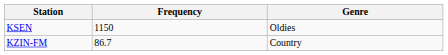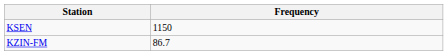- column: (355, 12)
